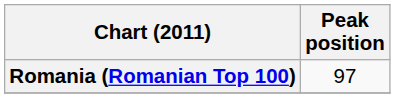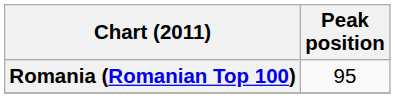(345, 76) 97 -> (345, 76) 95
